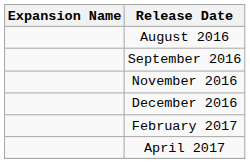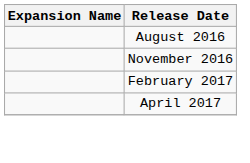- row: (185, 60)
- row: (185, 104)
